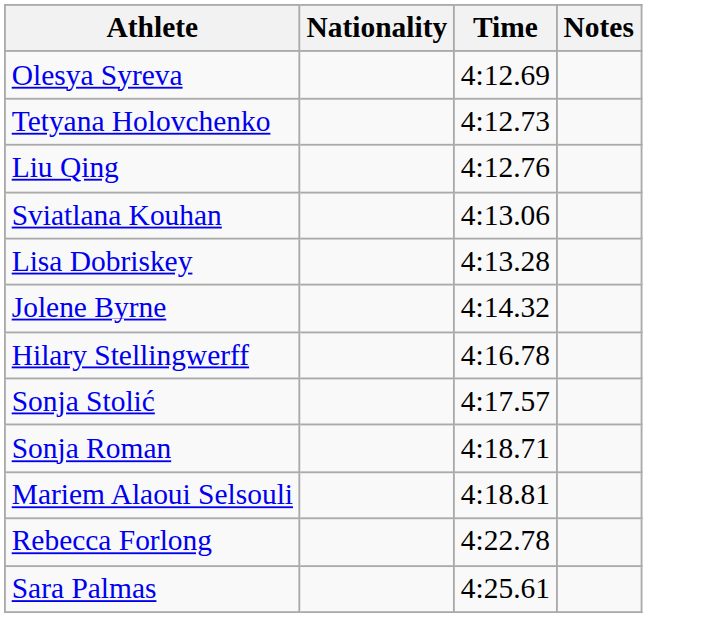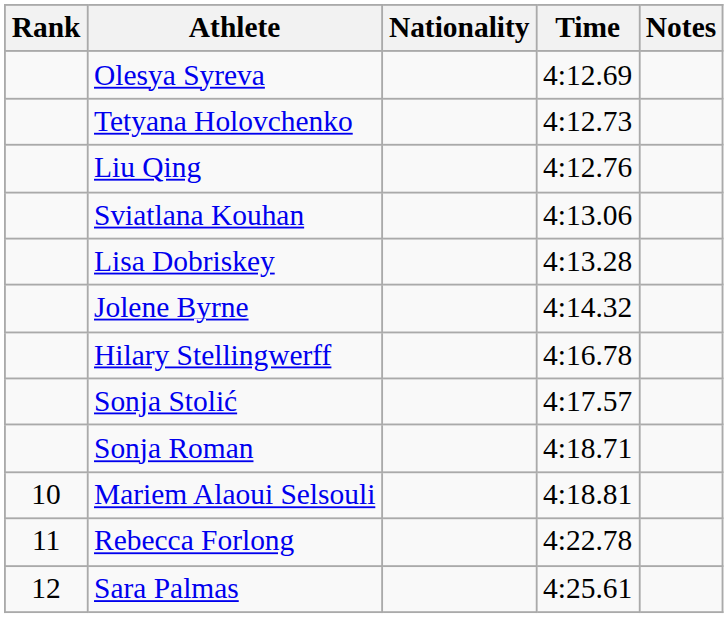+ column: (46, 27)
